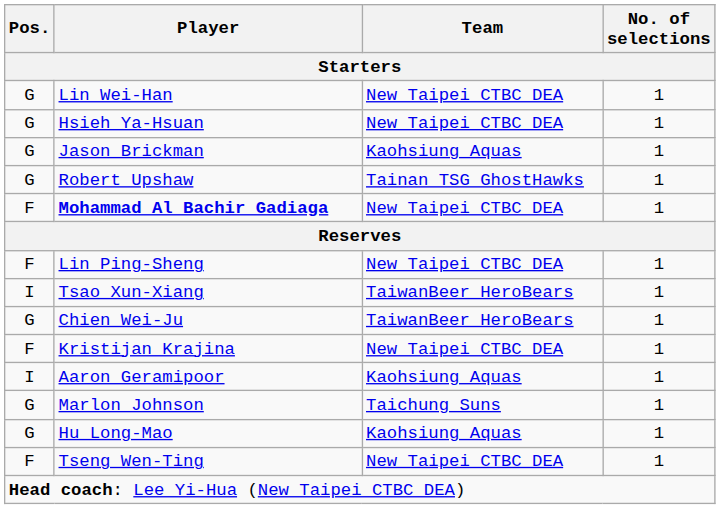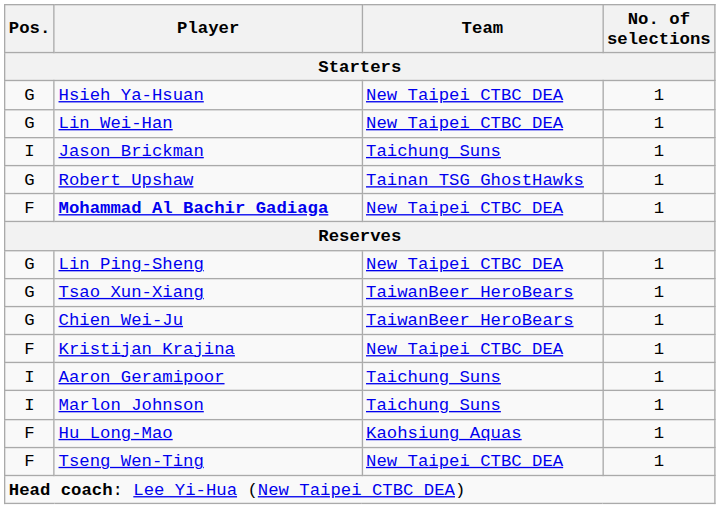rows swapped: (116, 95) <-> (131, 123)
(30, 151) G -> (30, 151) I
(444, 151) Kaohsiung Aquas -> (433, 151) Taichung Suns
(30, 264) F -> (30, 264) G
(30, 292) I -> (30, 292) G
(444, 377) Kaohsiung Aquas -> (433, 377) Taichung Suns
(30, 405) G -> (30, 405) I
(30, 433) G -> (30, 433) F
